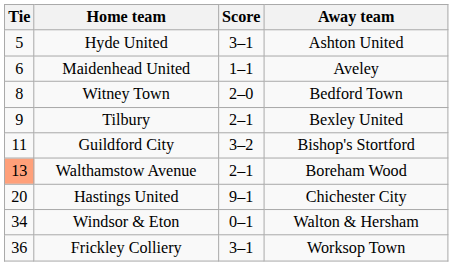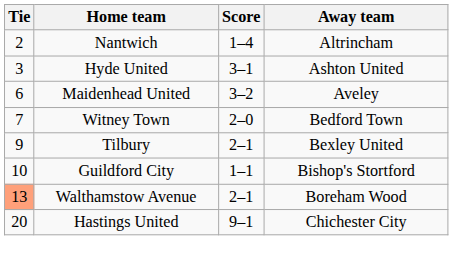+ row: (126, 42)
(19, 42) 5 -> (19, 68) 3
(241, 68) 1–1 -> (241, 94) 3–2
(19, 94) 8 -> (19, 119) 7
(19, 145) 11 -> (19, 171) 10
(241, 145) 3–2 -> (241, 171) 1–1
- row: (126, 222)
- row: (126, 247)
